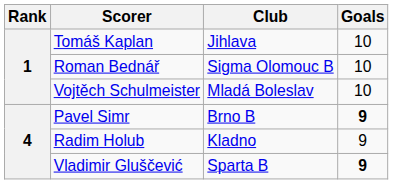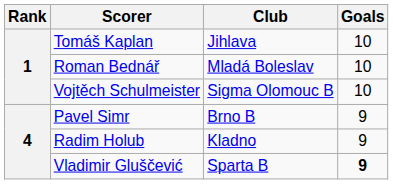(270, 66) Sigma Olomouc B -> (260, 66) Mladá Boleslav
(260, 91) Mladá Boleslav -> (270, 91) Sigma Olomouc B
(363, 116) bold -> (363, 116) normal
